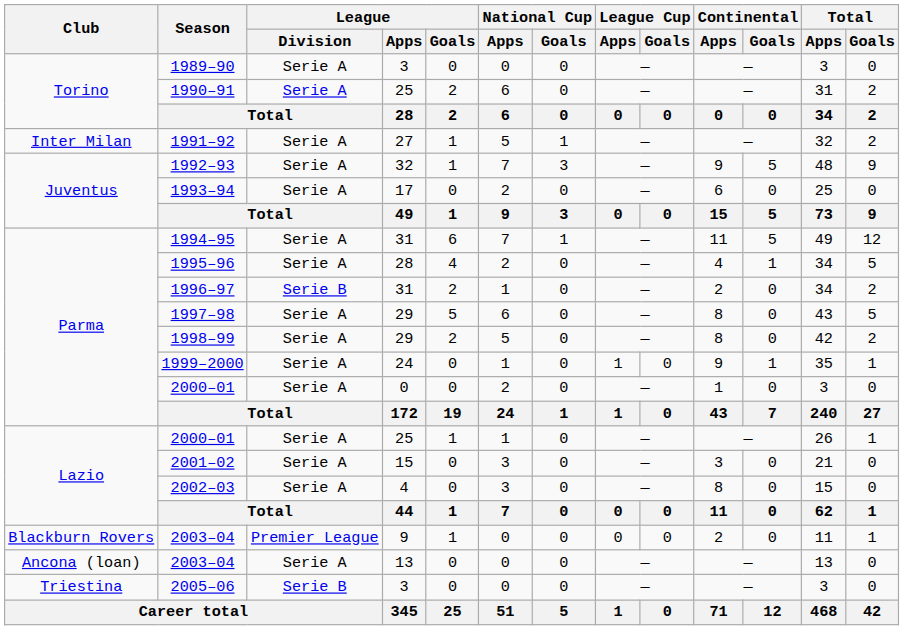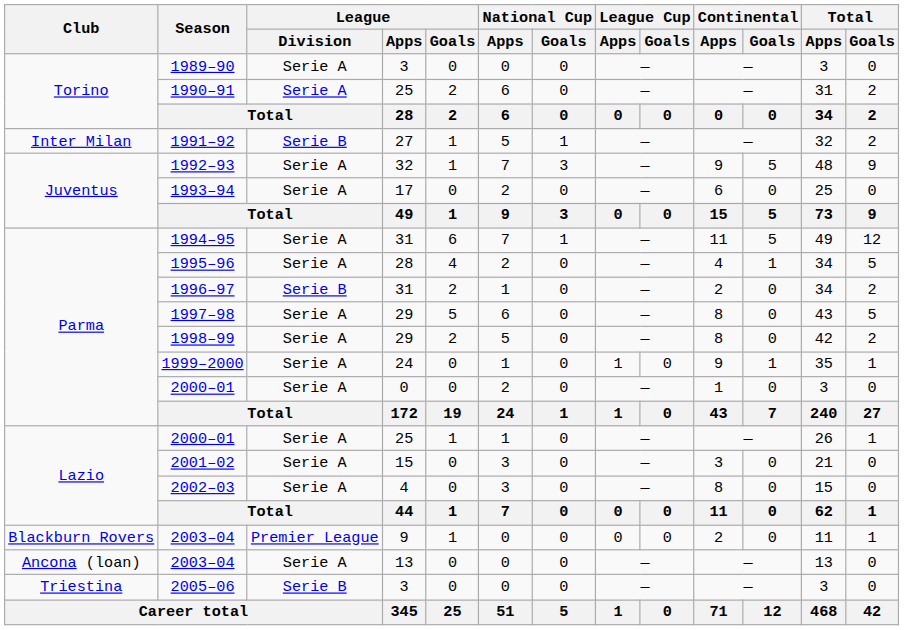(315, 141) Serie A -> (315, 141) Serie B
